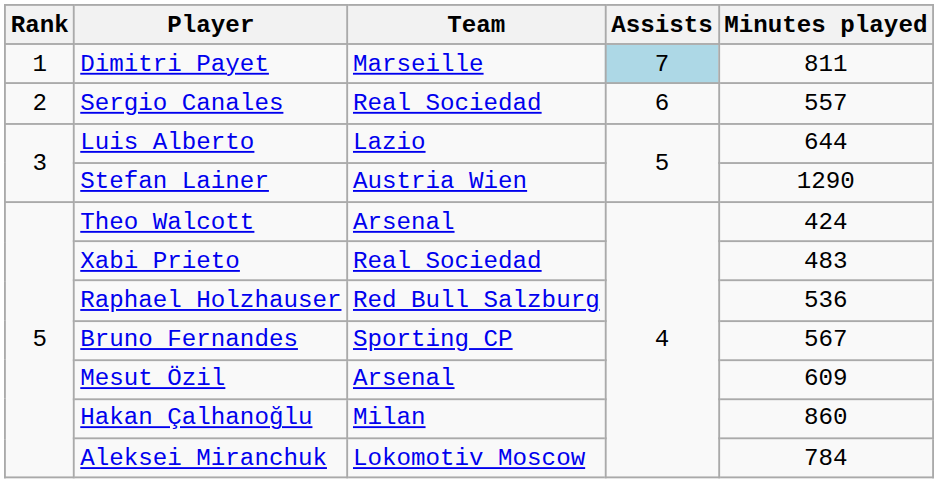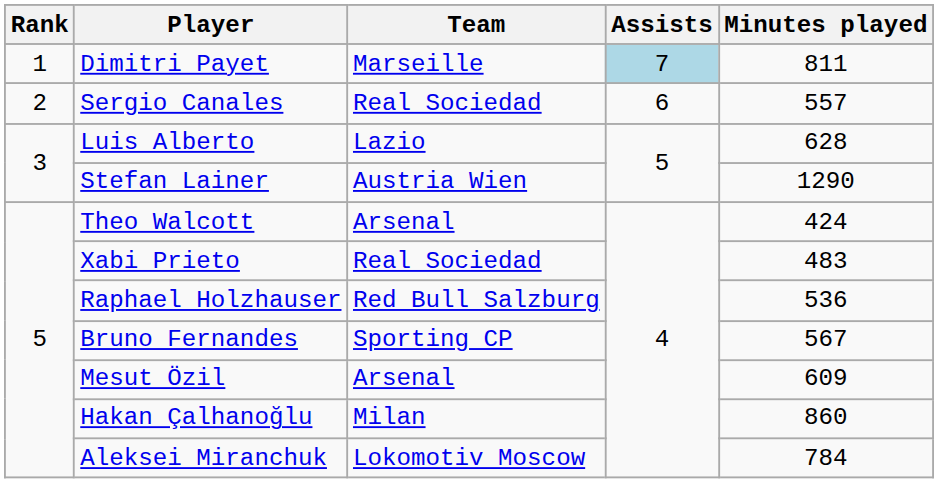(826, 143) 644 -> (826, 143) 628
